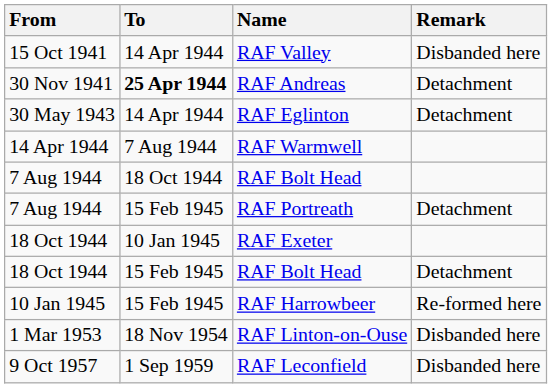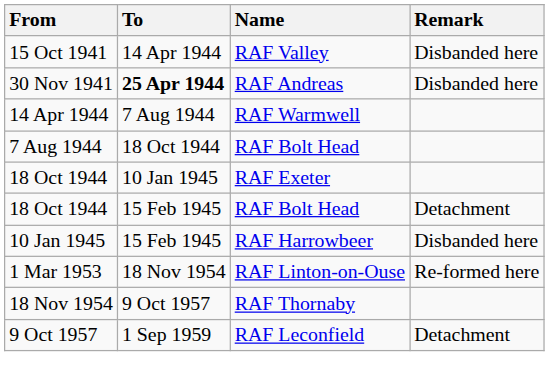(464, 83) Detachment -> (476, 83) Disbanded here
- row: (62, 114)
- row: (55, 209)
(479, 303) Re-formed here -> (476, 240) Disbanded here
(478, 334) Disbanded here -> (477, 271) Re-formed here
+ row: (61, 303)
(478, 366) Disbanded here -> (462, 334) Detachment
